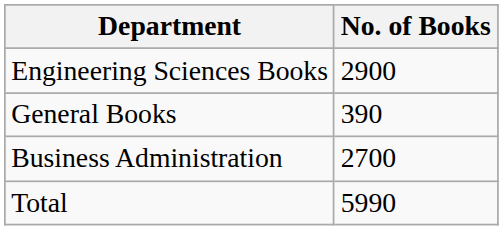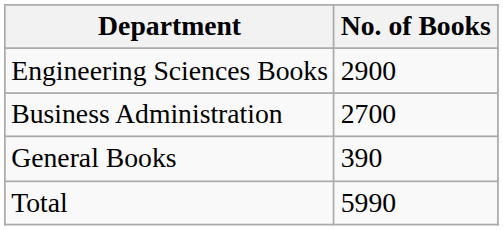rows swapped: (147, 158) <-> (94, 114)
